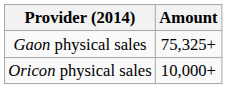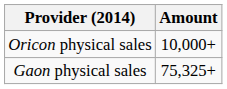rows swapped: (80, 44) <-> (80, 70)
